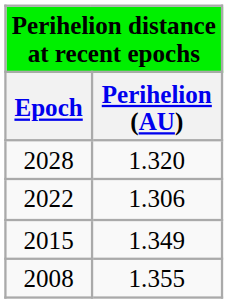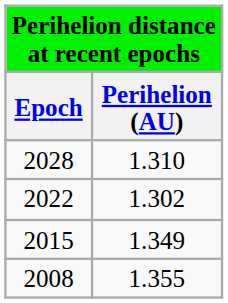(157, 159) 1.320 -> (157, 159) 1.310
(157, 199) 1.306 -> (157, 199) 1.302
